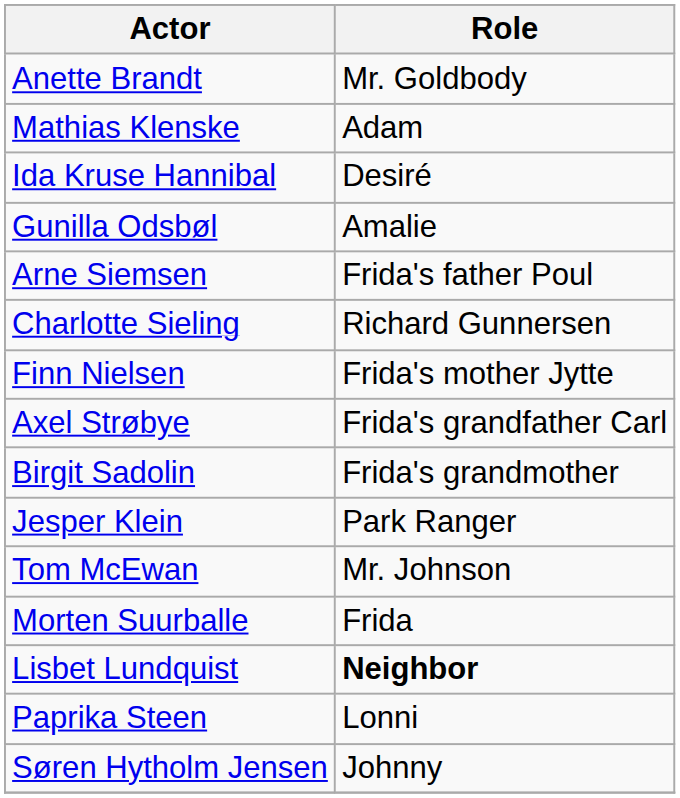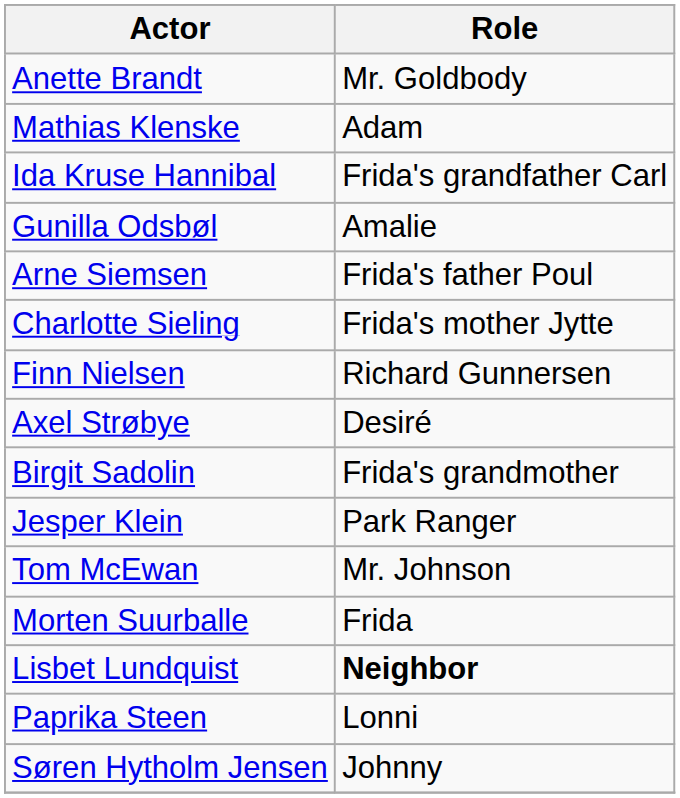(387, 176) Desiré -> (505, 176) Frida's grandfather Carl
(477, 324) Richard Gunnersen -> (478, 324) Frida's mother Jytte
(478, 373) Frida's mother Jytte -> (477, 373) Richard Gunnersen
(505, 422) Frida's grandfather Carl -> (387, 422) Desiré
